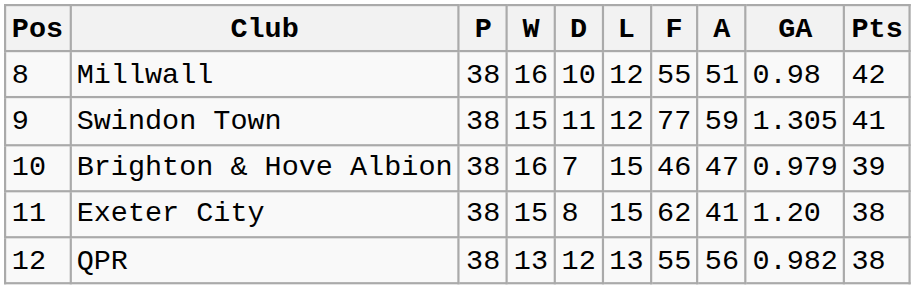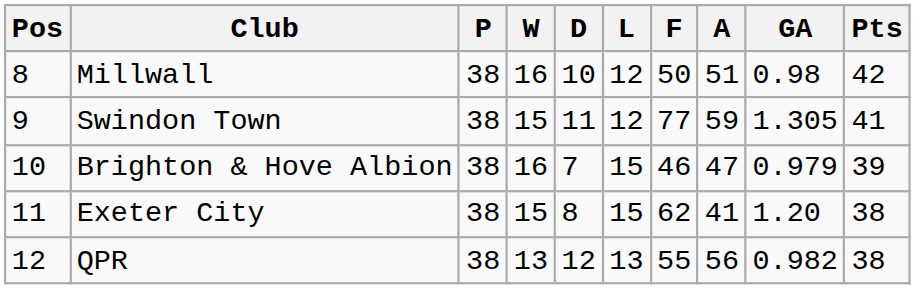(674, 75) 55 -> (674, 75) 50
